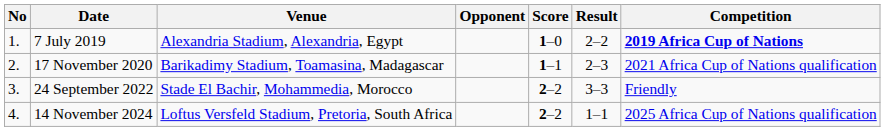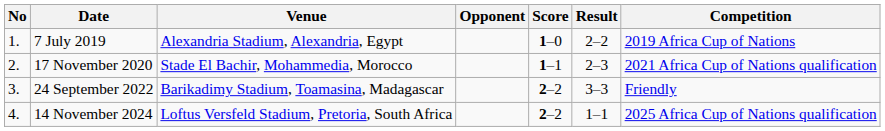(714, 41) bold -> (710, 41) normal
(302, 65) Barikadimy Stadium, Toamasina, Madagascar -> (286, 65) Stade El Bachir, Mohammedia, Morocco
(286, 89) Stade El Bachir, Mohammedia, Morocco -> (302, 89) Barikadimy Stadium, Toamasina, Madagascar
